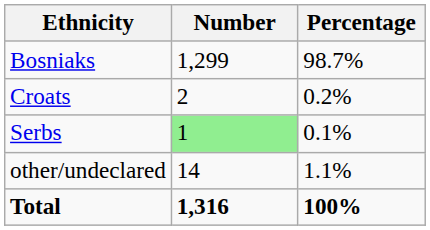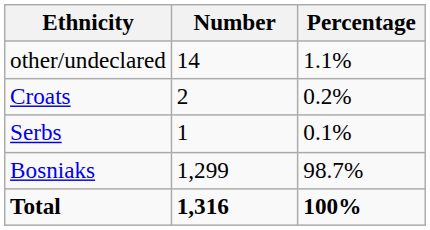rows swapped: (53, 59) <-> (88, 170)
(182, 133) lightgreen background -> (182, 133) no background
